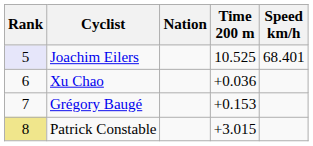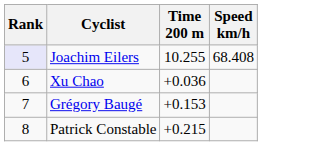- column: (185, 24)
(235, 57) 10.525 -> (185, 57) 10.255
(284, 57) 68.401 -> (233, 57) 68.408
(25, 128) khaki background -> (25, 128) no background
(235, 128) +3.015 -> (185, 128) +0.215
